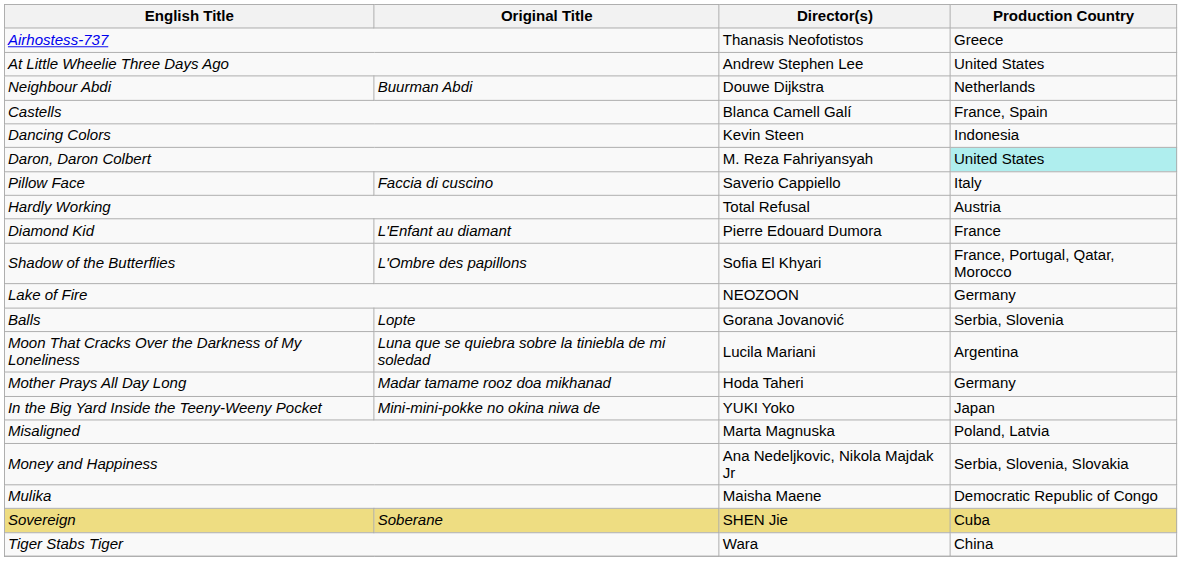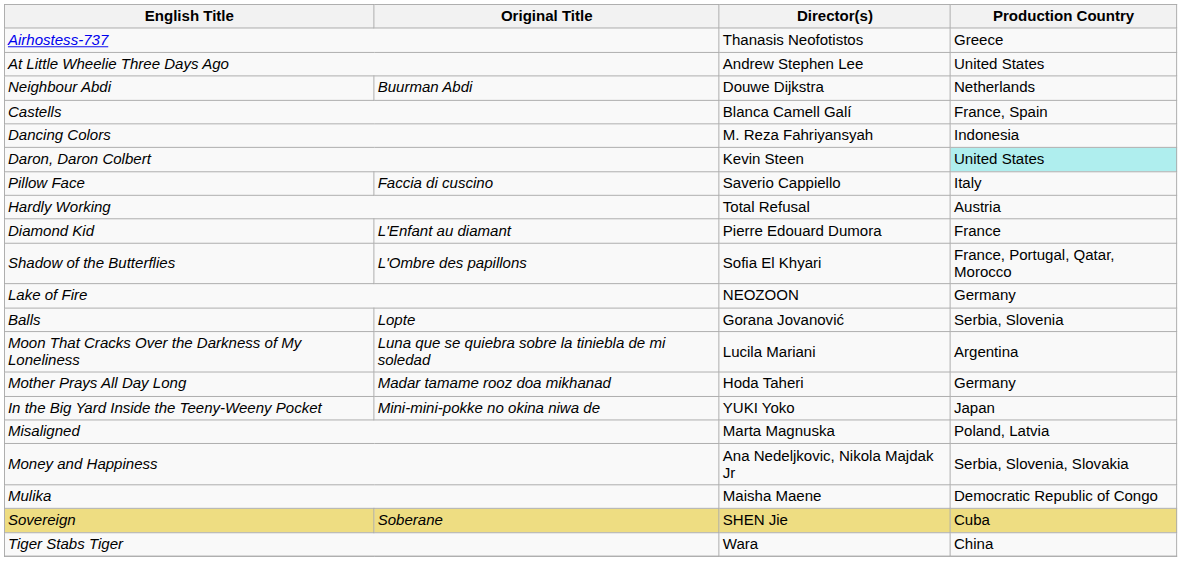(763, 135) Kevin Steen -> (798, 135) M. Reza Fahriyansyah
(798, 159) M. Reza Fahriyansyah -> (763, 159) Kevin Steen
